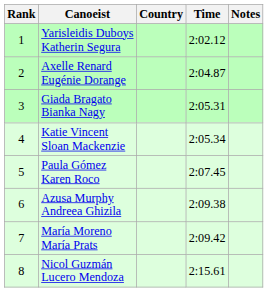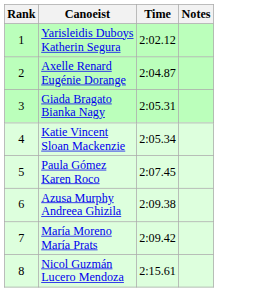- column: (161, 14)
